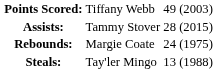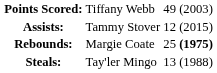(170, 26) 28 -> (170, 26) 12
(170, 44) 24 -> (170, 44) 25
(196, 44) normal -> (196, 44) bold
